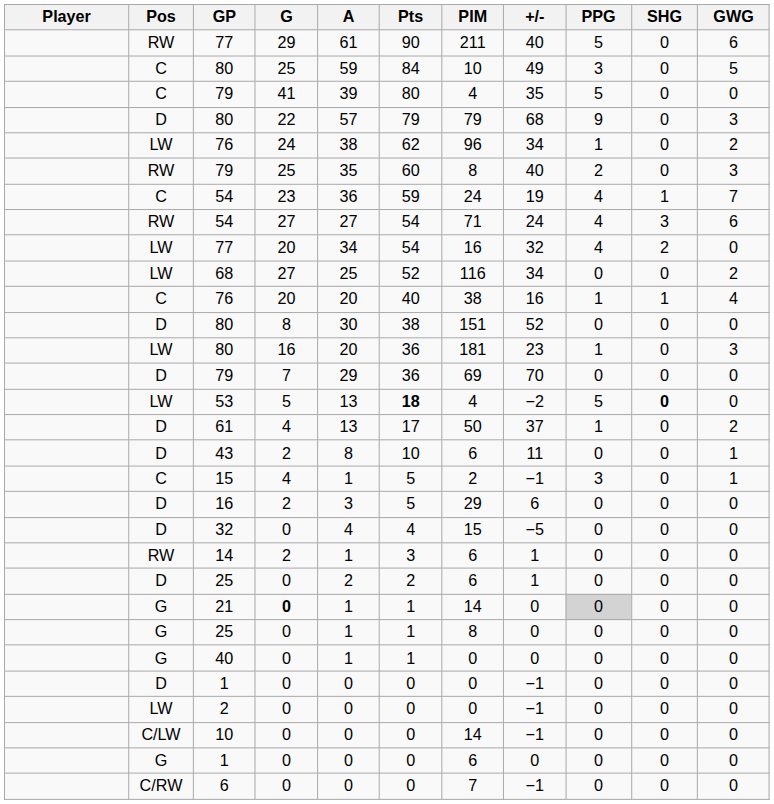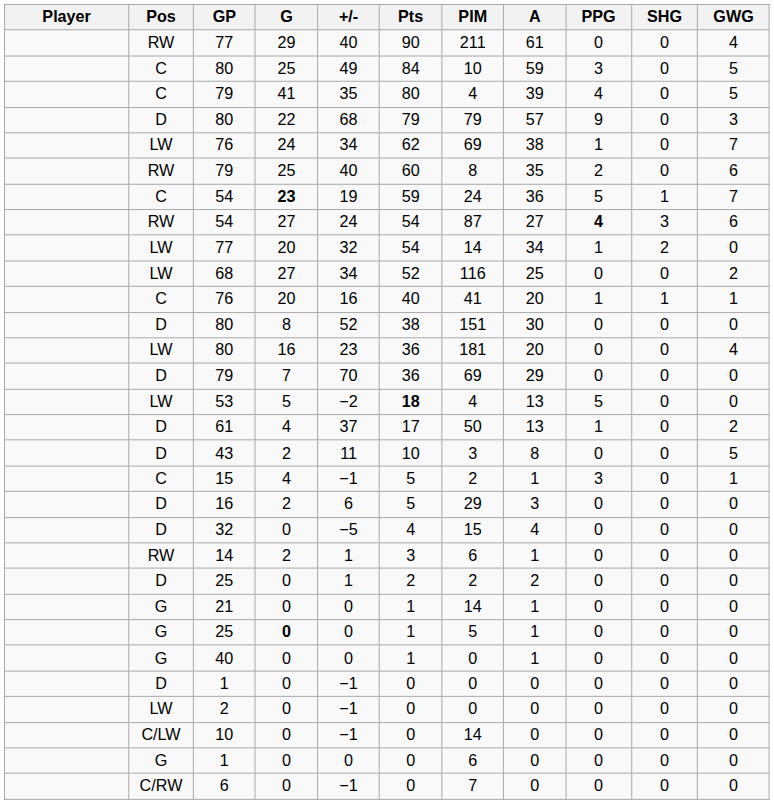columns swapped: (349, 17) <-> (535, 17)
(599, 42) 5 -> (599, 42) 0
(734, 42) 6 -> (734, 42) 4
(599, 94) 5 -> (599, 94) 4
(734, 94) 0 -> (734, 94) 5
(473, 145) 96 -> (473, 145) 69
(734, 145) 2 -> (734, 145) 7
(734, 171) 3 -> (734, 171) 6
(286, 196) normal -> (286, 196) bold
(599, 196) 4 -> (599, 196) 5
(473, 222) 71 -> (473, 222) 87
(599, 222) normal -> (599, 222) bold
(473, 247) 16 -> (473, 247) 14
(599, 247) 4 -> (599, 247) 1
(473, 299) 38 -> (473, 299) 41
(734, 299) 4 -> (734, 299) 1
(599, 350) 1 -> (599, 350) 0
(734, 350) 3 -> (734, 350) 4
(664, 401) bold -> (664, 401) normal
(473, 453) 6 -> (473, 453) 3
(734, 453) 1 -> (734, 453) 5
(473, 581) 6 -> (473, 581) 2
(286, 606) bold -> (286, 606) normal
(599, 606) lightgrey background -> (599, 606) no background
(286, 632) normal -> (286, 632) bold
(473, 632) 8 -> (473, 632) 5
